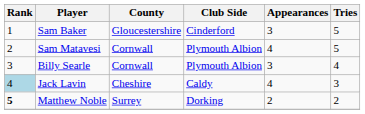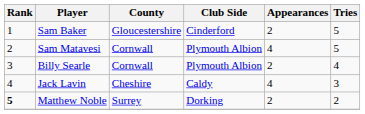(270, 30) 3 -> (270, 30) 2
(270, 65) 3 -> (270, 65) 2
(10, 83) lightblue background -> (10, 83) no background
